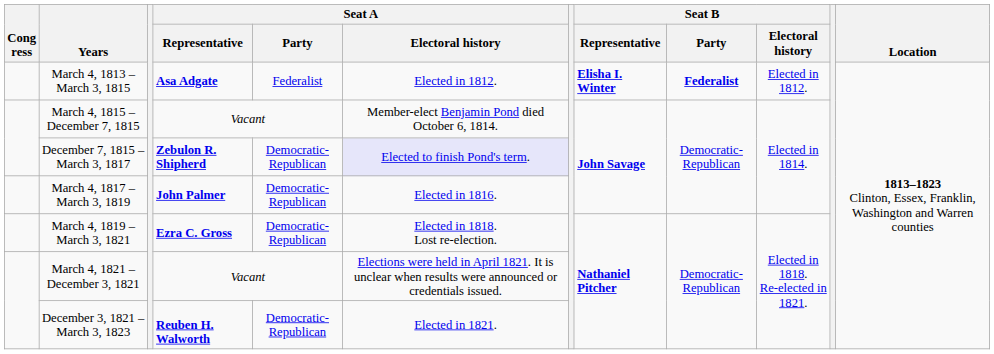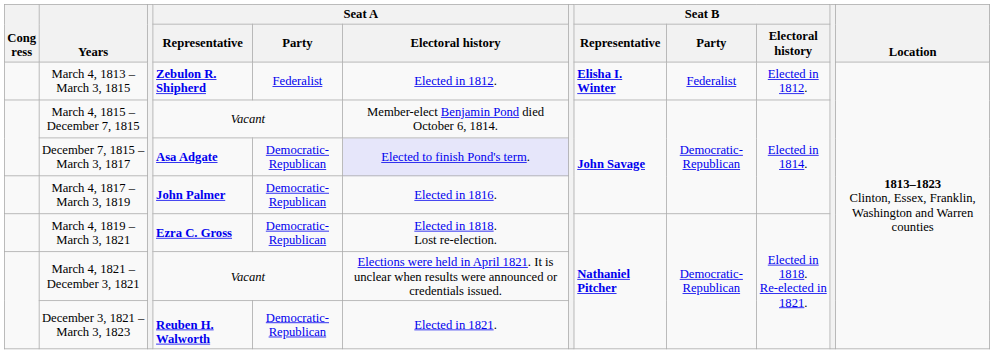(187, 81) Asa Adgate -> (186, 81) Zebulon R. Shipherd
(711, 81) bold -> (711, 81) normal
(186, 157) Zebulon R. Shipherd -> (187, 157) Asa Adgate
